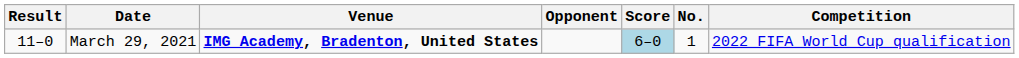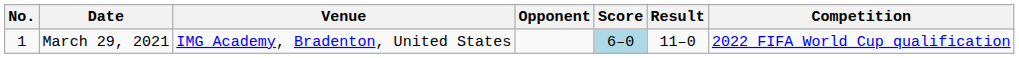columns swapped: (691, 17) <-> (35, 17)
(371, 41) bold -> (344, 41) normal
